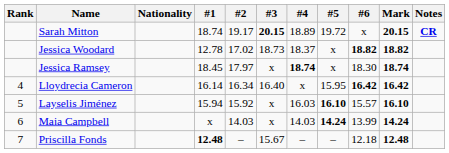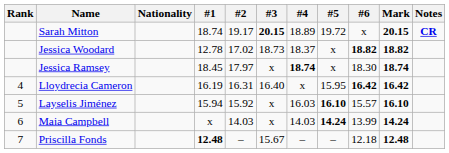(210, 85) 16.14 -> (210, 85) 16.19
(241, 85) 16.34 -> (241, 85) 16.31
